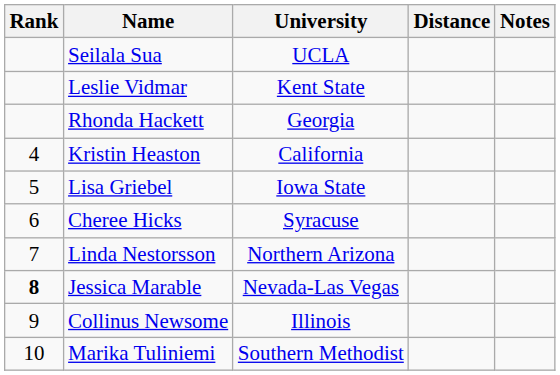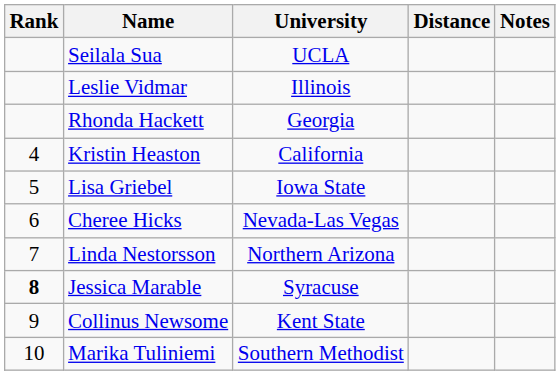(321, 87) Kent State -> (321, 87) Illinois
(321, 220) Syracuse -> (321, 220) Nevada-Las Vegas
(321, 287) Nevada-Las Vegas -> (321, 287) Syracuse
(321, 320) Illinois -> (321, 320) Kent State
